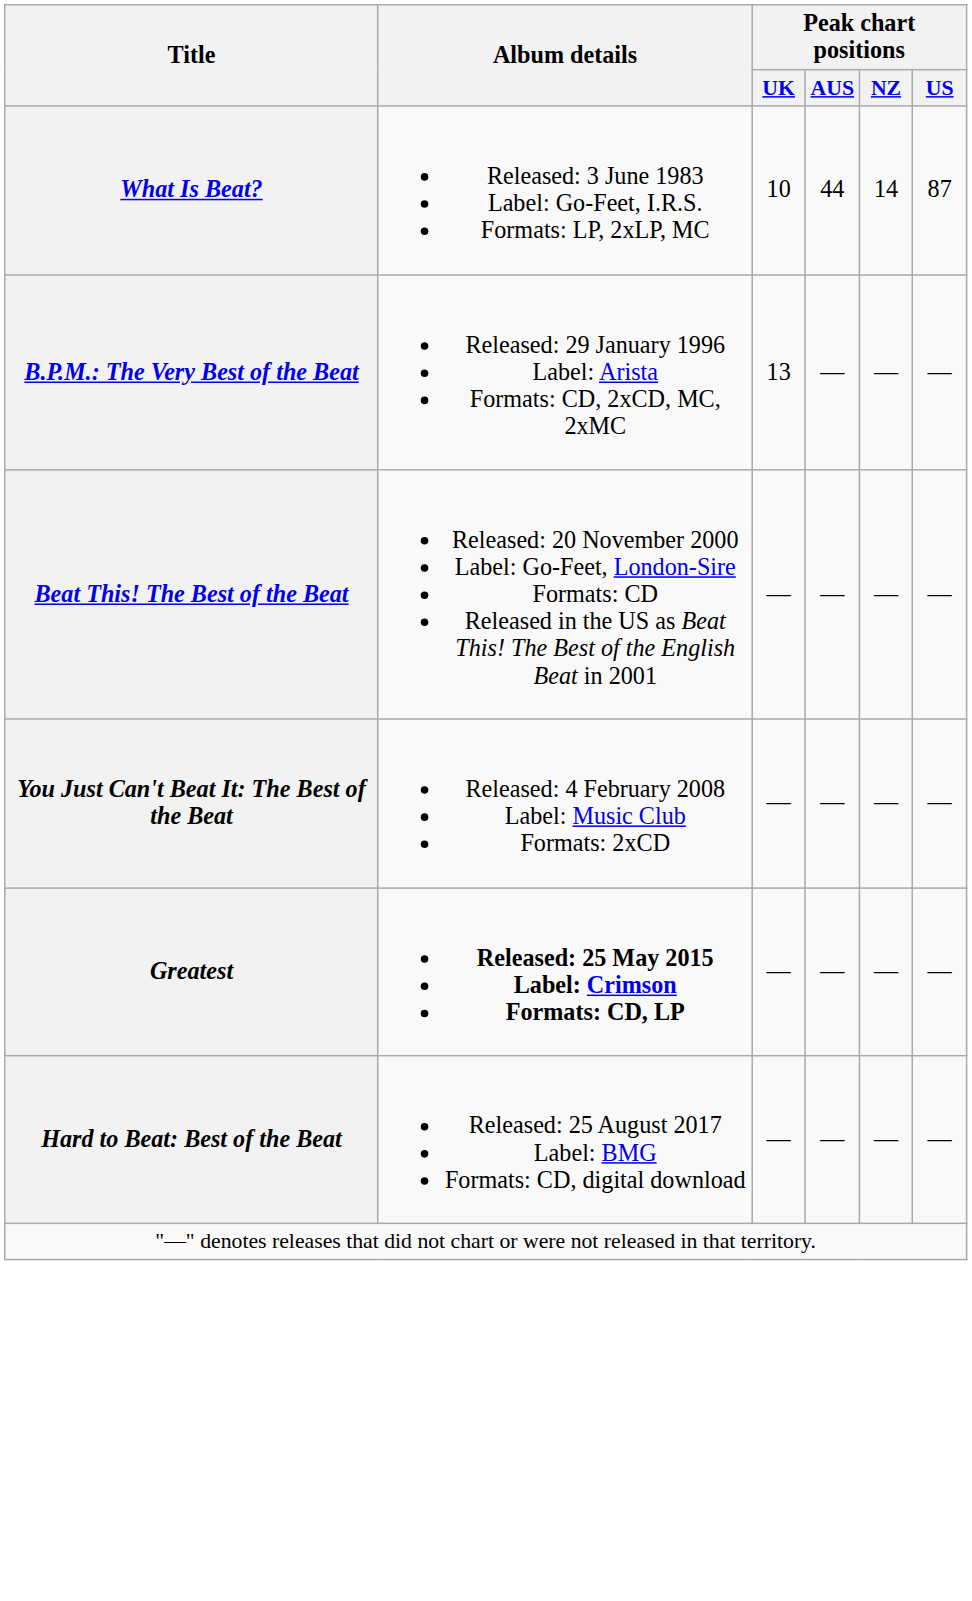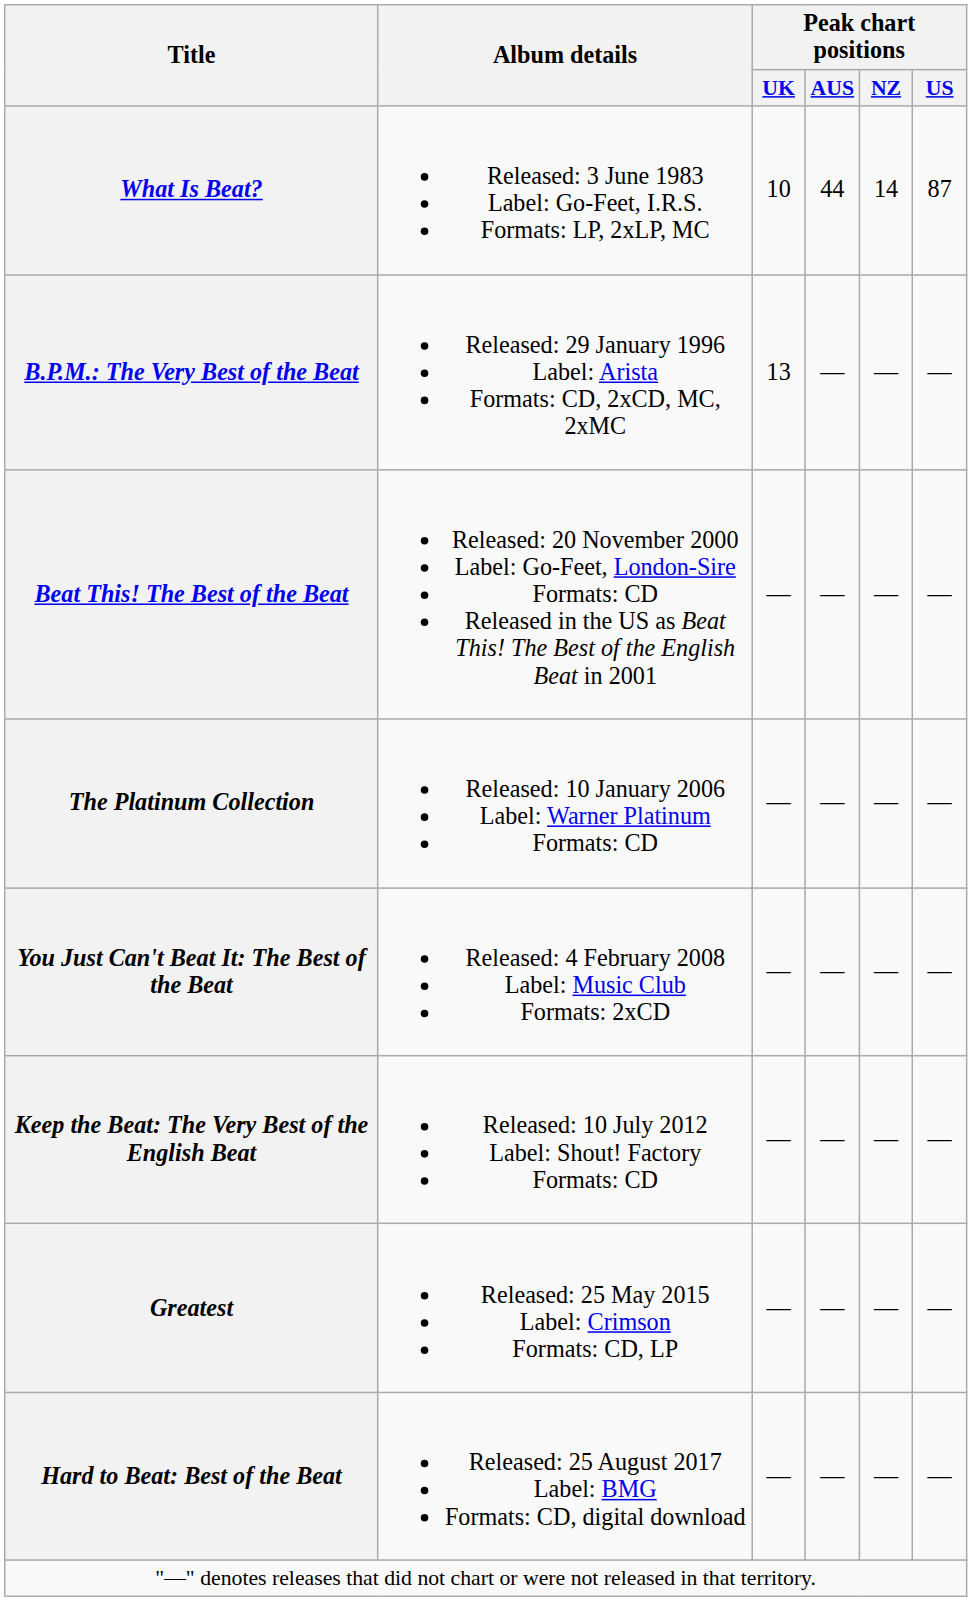+ row: (192, 803)
+ row: (192, 1139)
(565, 985) bold -> (565, 1322) normal
